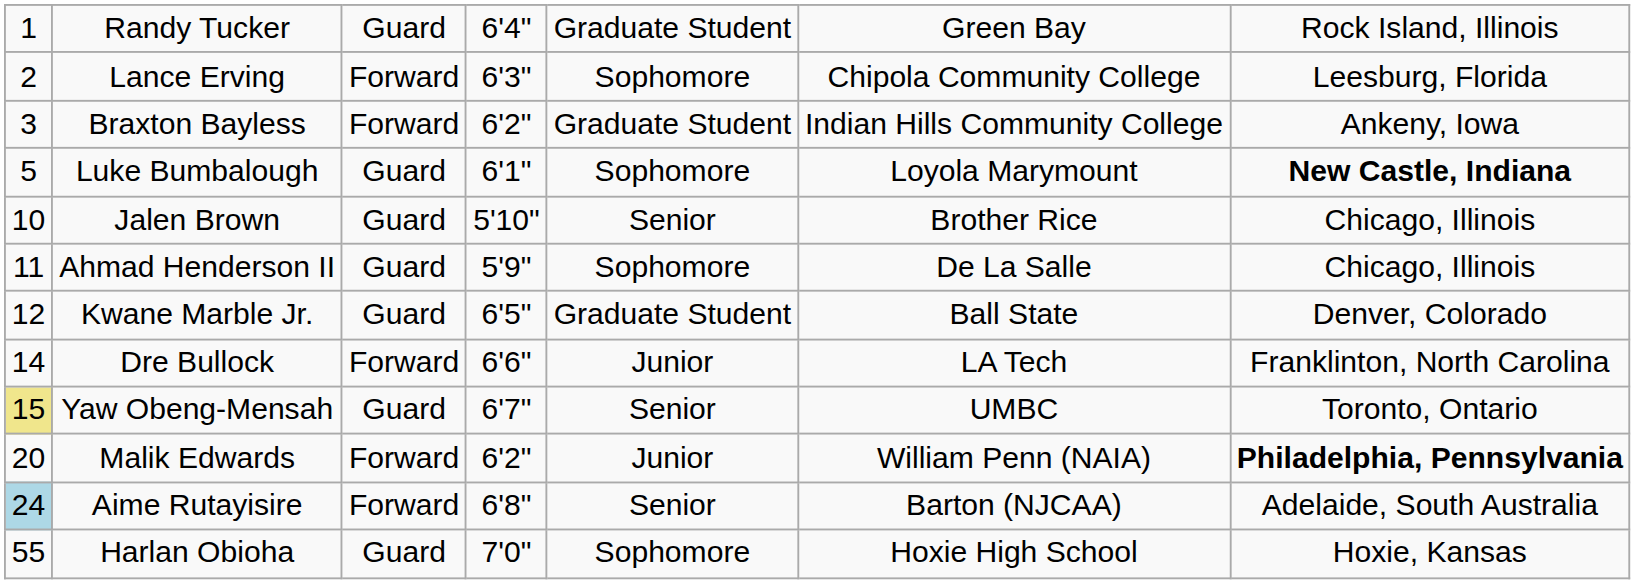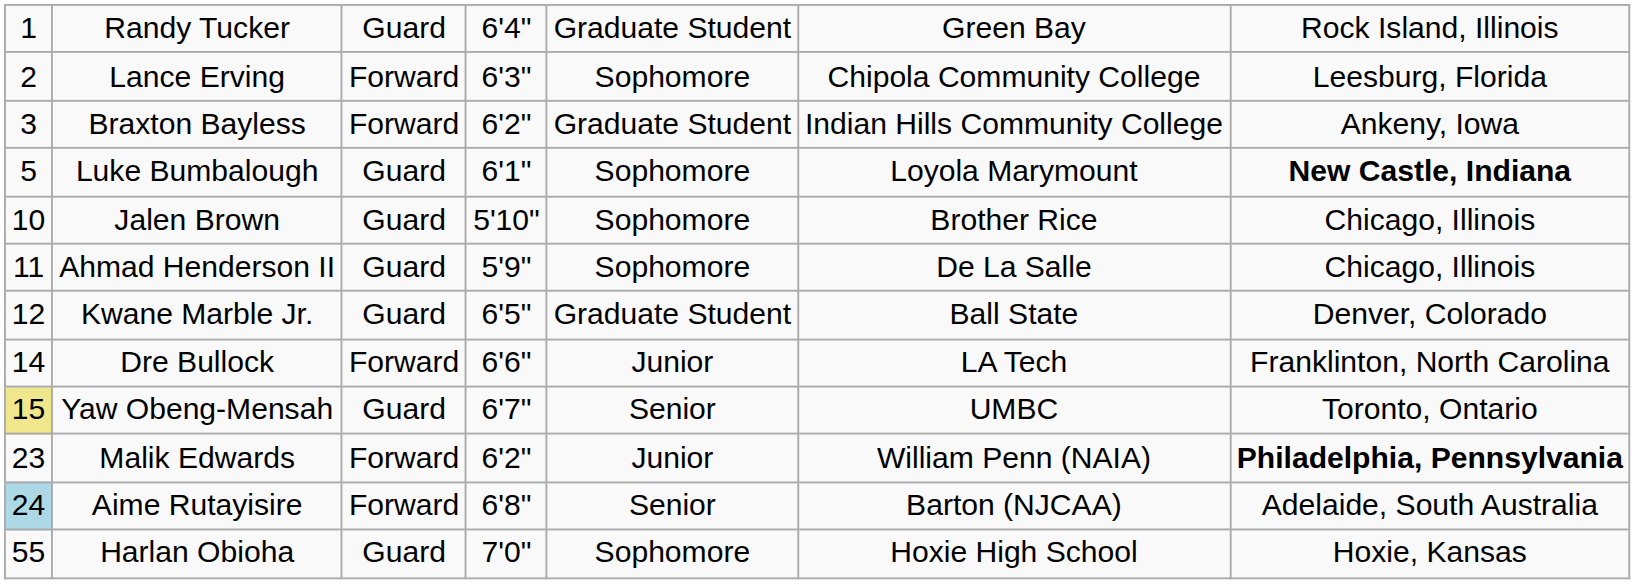(672, 219) Senior -> (672, 219) Sophomore
(29, 457) 20 -> (29, 457) 23
